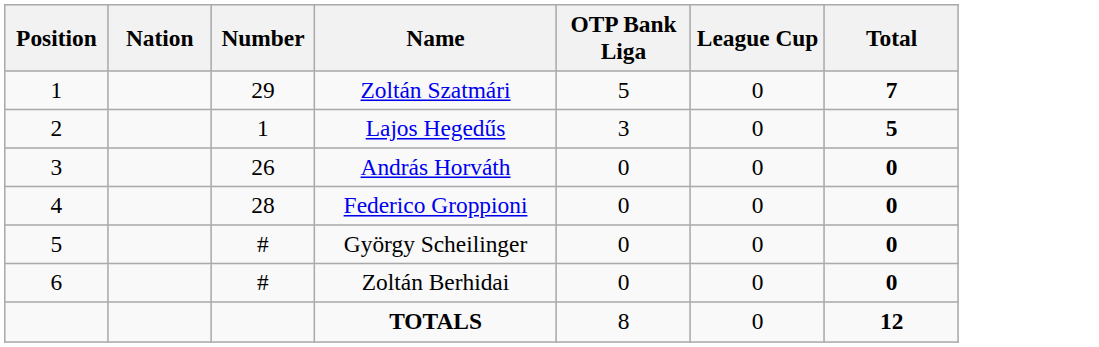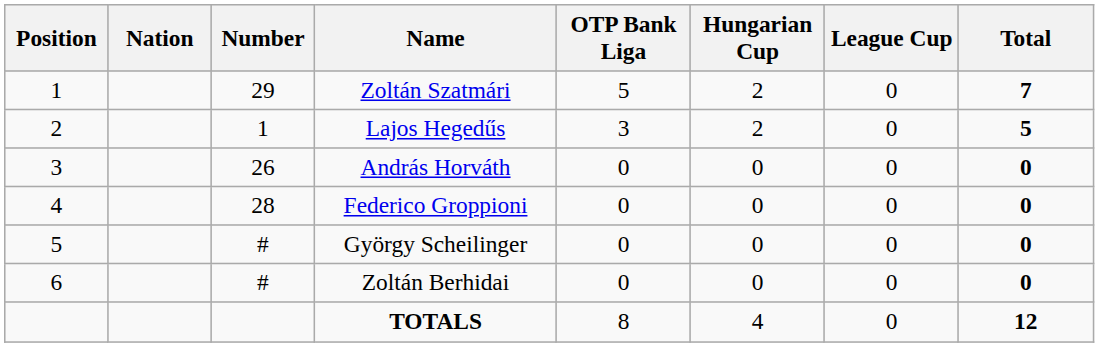+ column: (758, 37)
